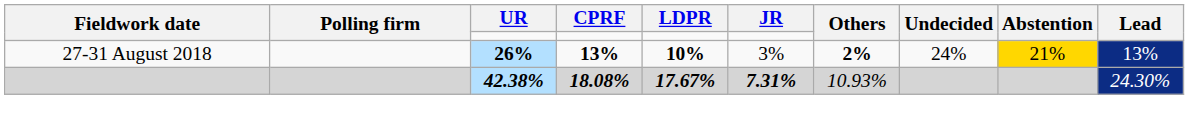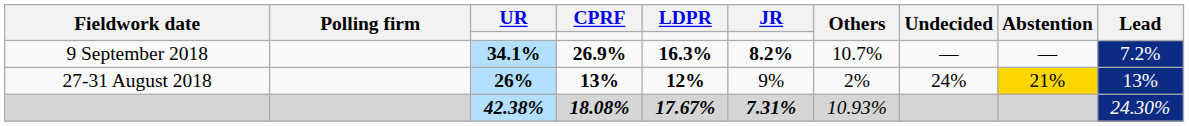+ row: (137, 54)
(685, 54) 10% -> (685, 81) 12%
(771, 54) 3% -> (771, 81) 9%
(857, 54) bold -> (857, 81) normal
